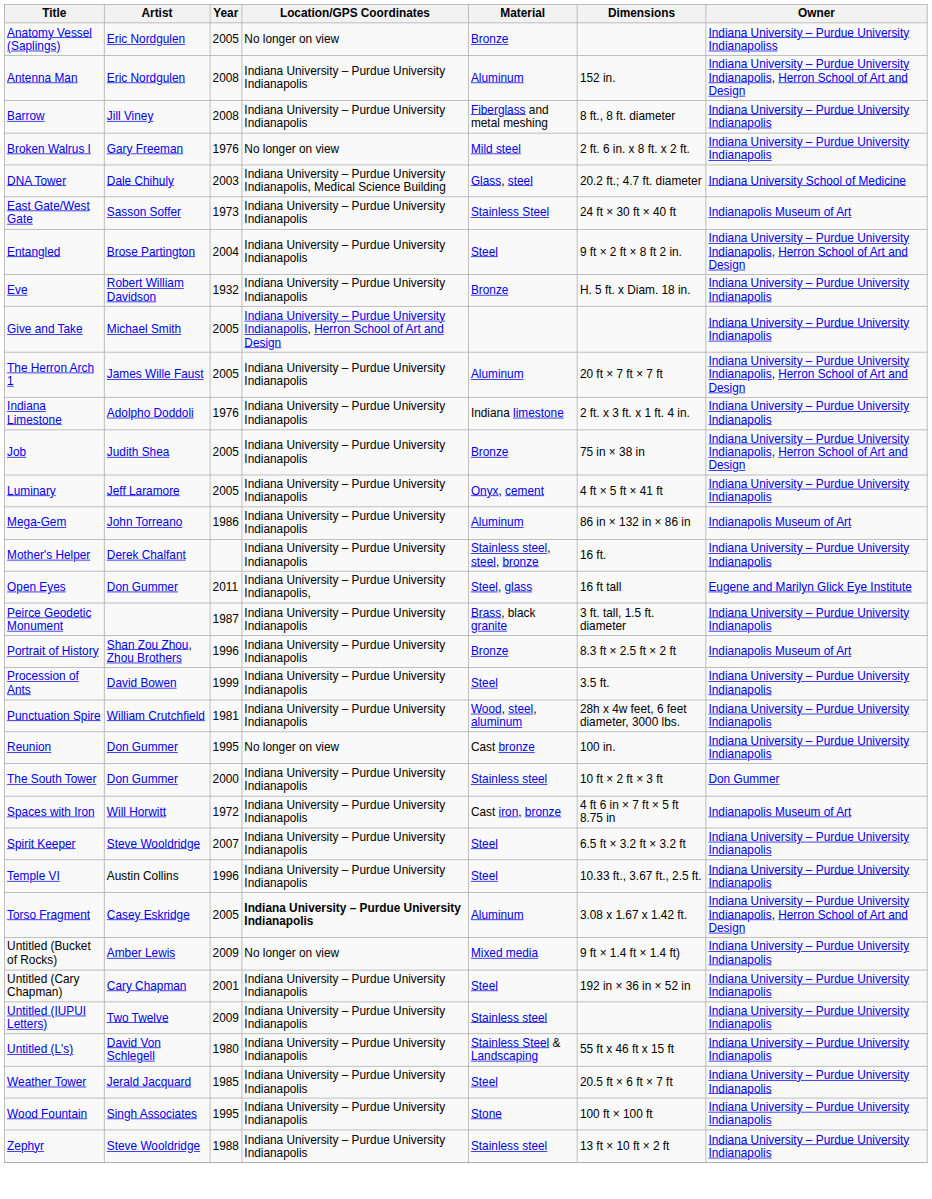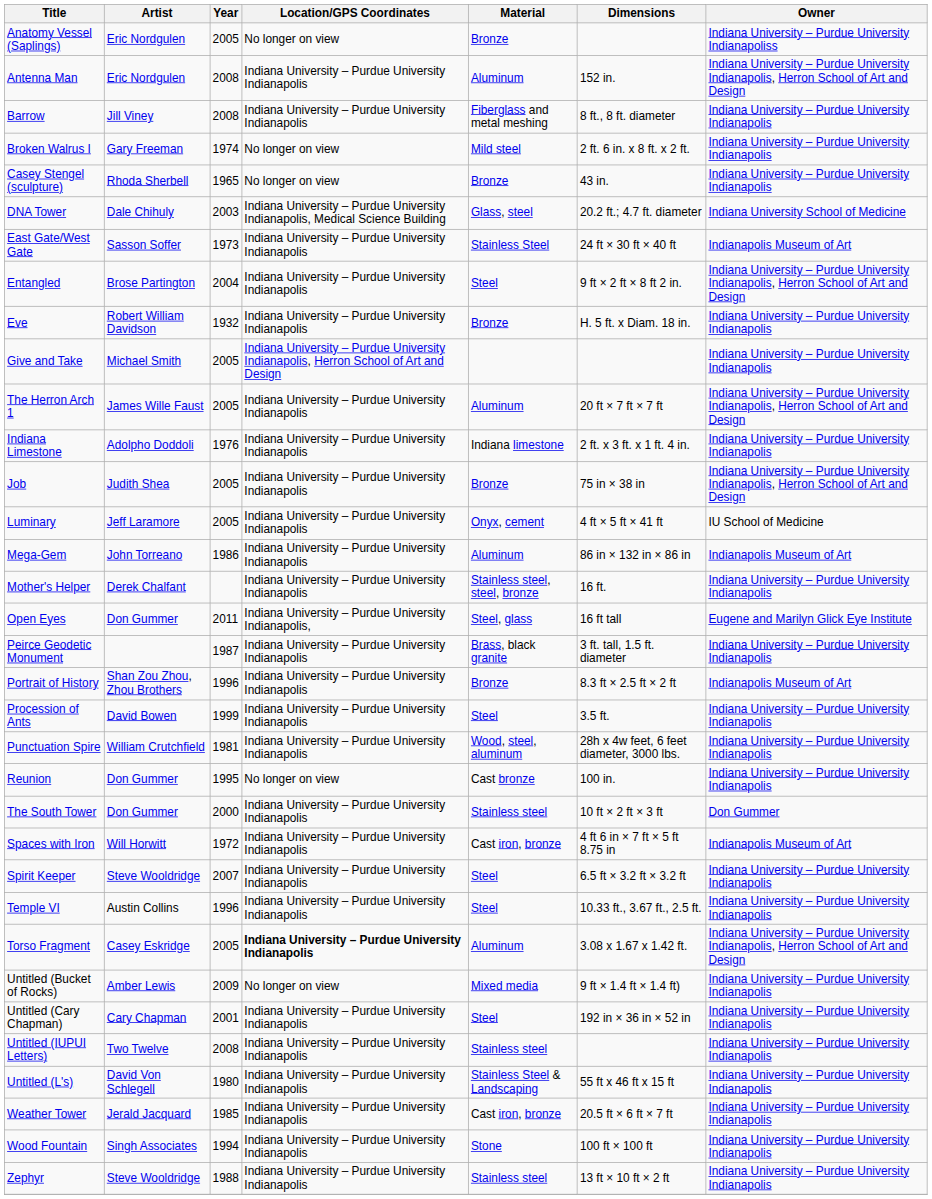(226, 148) 1976 -> (226, 148) 1974
+ row: (46, 181)
(809, 491) Indiana University – Purdue University Indianapolis -> (766, 523) IU School of Medicine
(226, 1017) 2009 -> (226, 1050) 2008
(484, 1082) Steel -> (516, 1114) Cast iron, bronze
(226, 1114) 1995 -> (226, 1146) 1994
